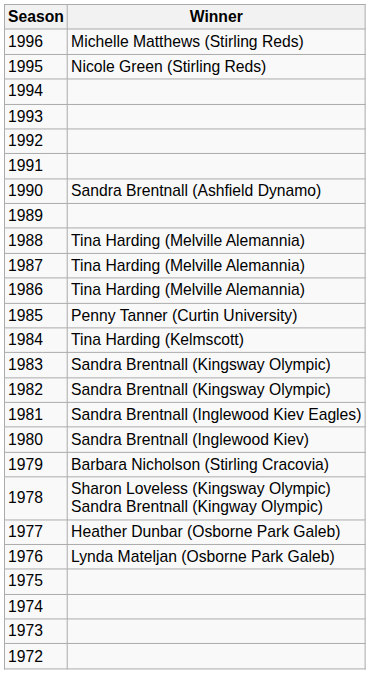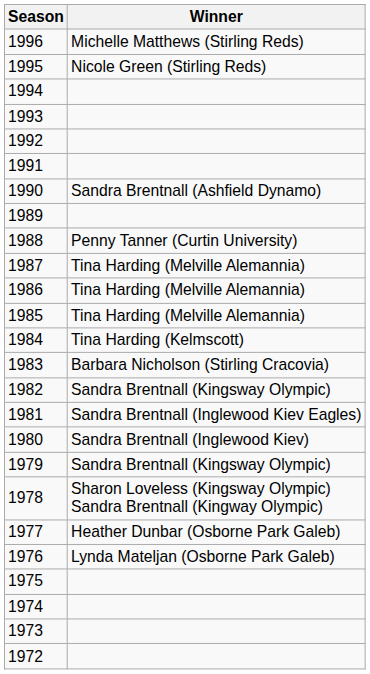(188, 240) Tina Harding (Melville Alemannia) -> (184, 240) Penny Tanner (Curtin University)
(184, 315) Penny Tanner (Curtin University) -> (188, 315) Tina Harding (Melville Alemannia)
(201, 365) Sandra Brentnall (Kingsway Olympic) -> (200, 365) Barbara Nicholson (Stirling Cracovia)
(200, 464) Barbara Nicholson (Stirling Cracovia) -> (201, 464) Sandra Brentnall (Kingsway Olympic)
